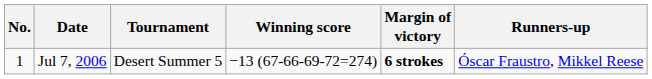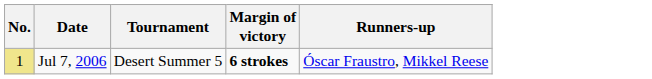- column: (303, 26)
(20, 61) no background -> (20, 61) khaki background
